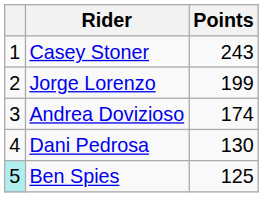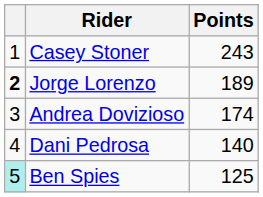(15, 83) normal -> (15, 83) bold
(237, 83) 199 -> (237, 83) 189
(237, 146) 130 -> (237, 146) 140
